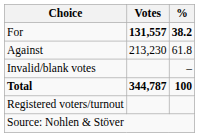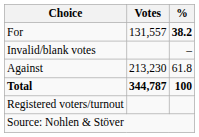(148, 31) bold -> (148, 31) normal
rows swapped: (25, 50) <-> (51, 68)
